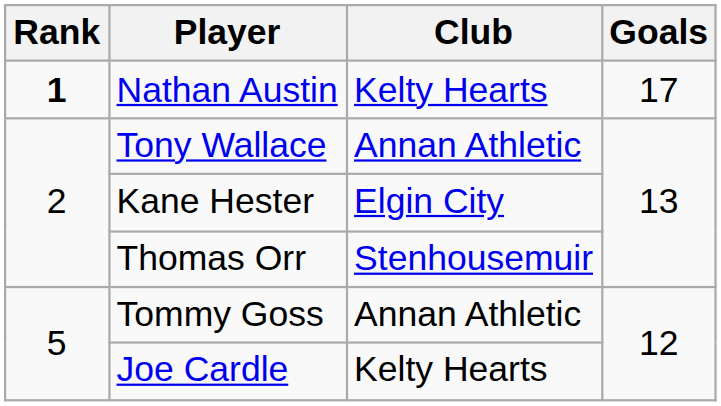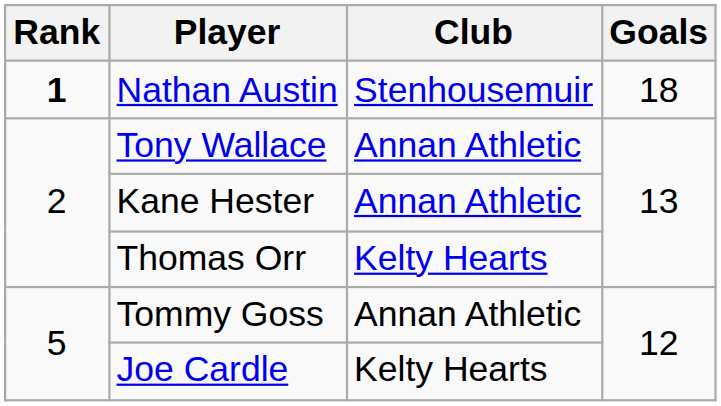(451, 88) Kelty Hearts -> (474, 88) Stenhousemuir
(659, 88) 17 -> (659, 88) 18
(429, 201) Elgin City -> (468, 201) Annan Athletic
(474, 257) Stenhousemuir -> (451, 257) Kelty Hearts
